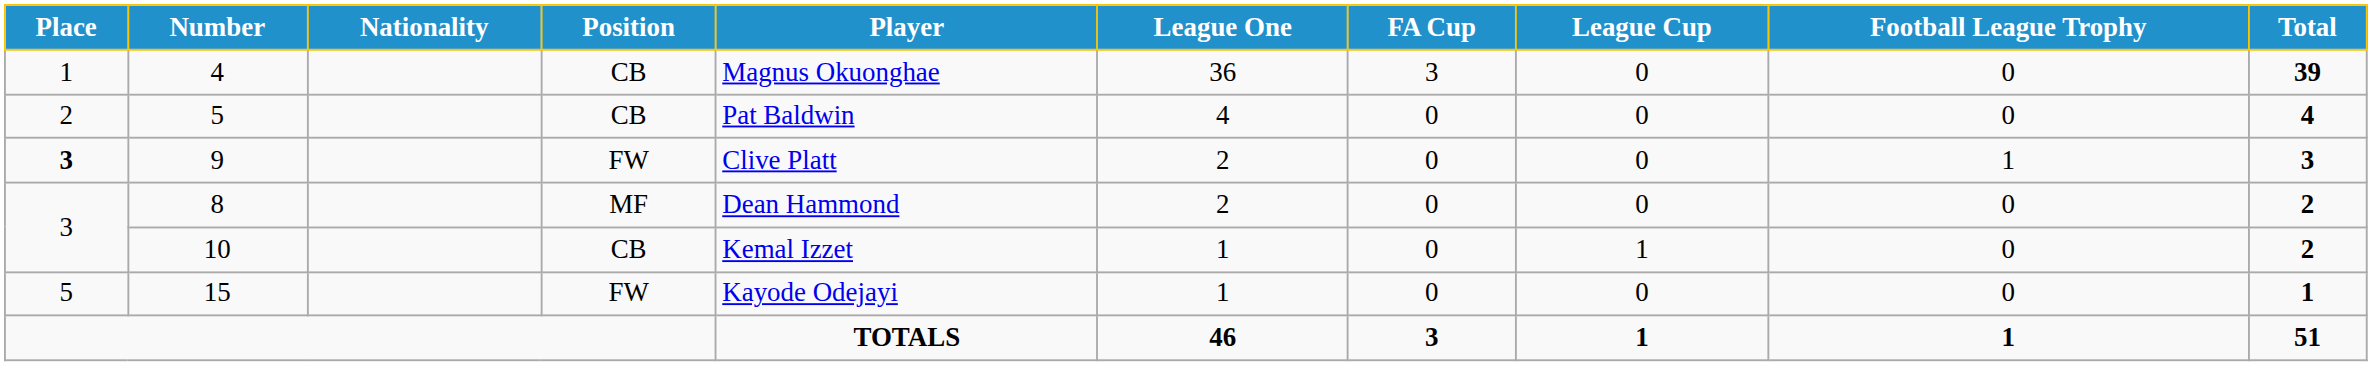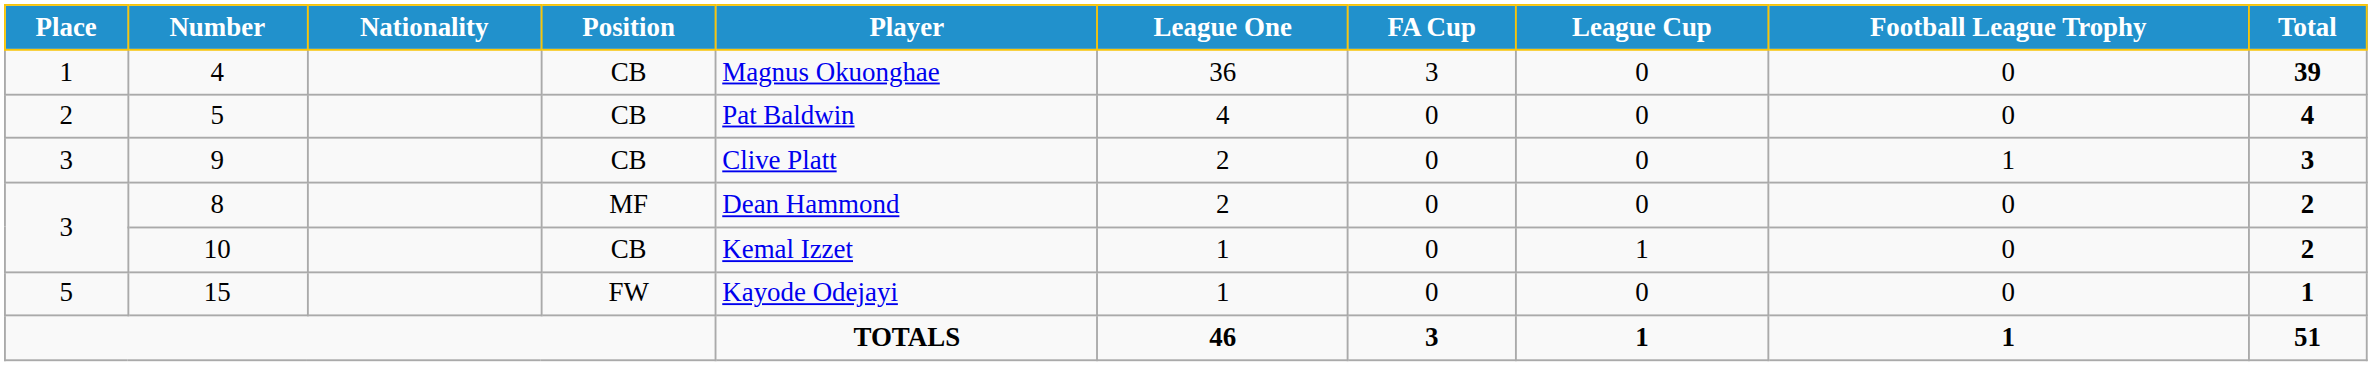(66, 160) bold -> (66, 160) normal
(629, 160) FW -> (629, 160) CB
